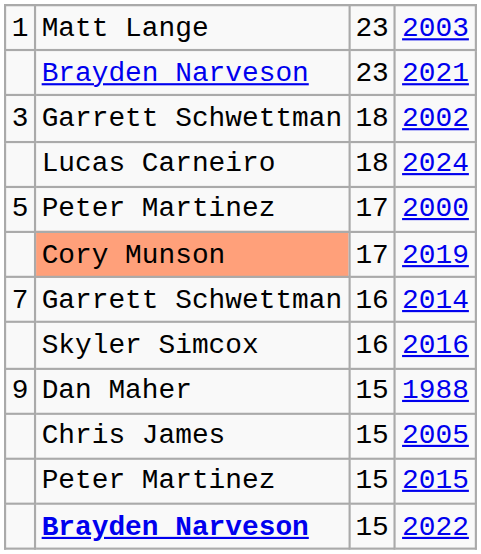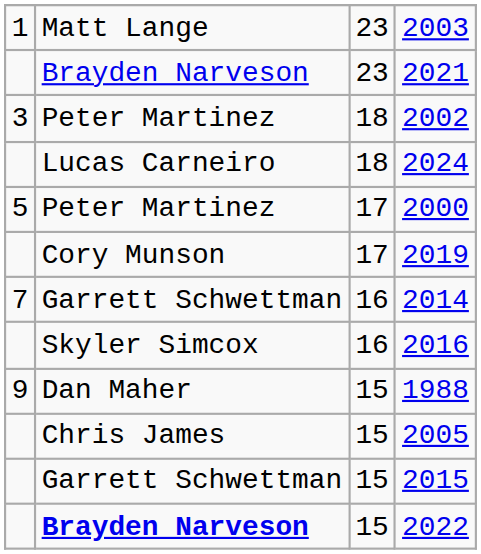(192, 118) Garrett Schwettman -> (159, 118) Peter Martinez
(133, 254) lightsalmon background -> (133, 254) no background
(159, 481) Peter Martinez -> (192, 481) Garrett Schwettman
